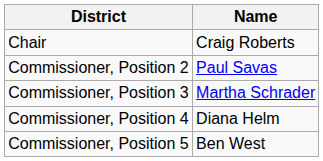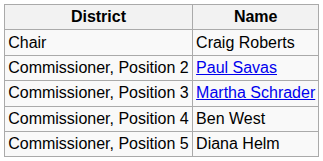(238, 118) Diana Helm -> (231, 118) Ben West
(231, 144) Ben West -> (238, 144) Diana Helm
